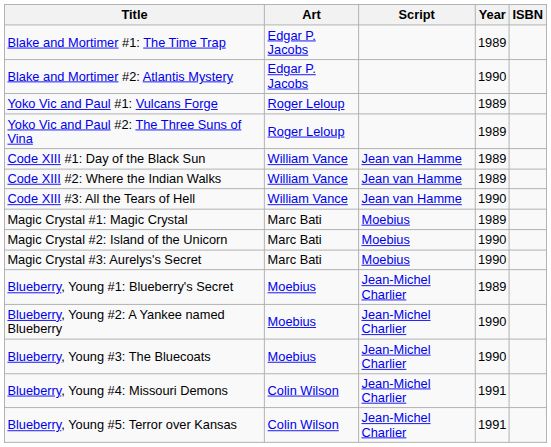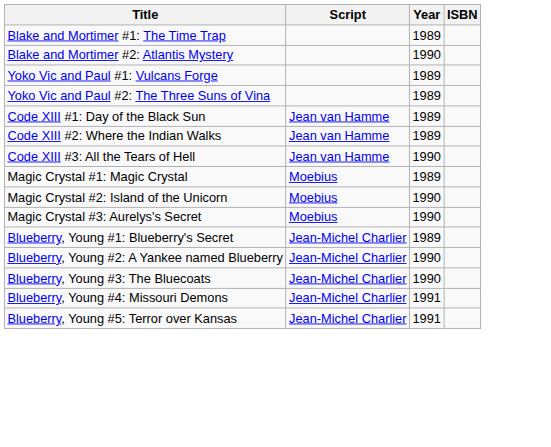- column: (312, 15)
